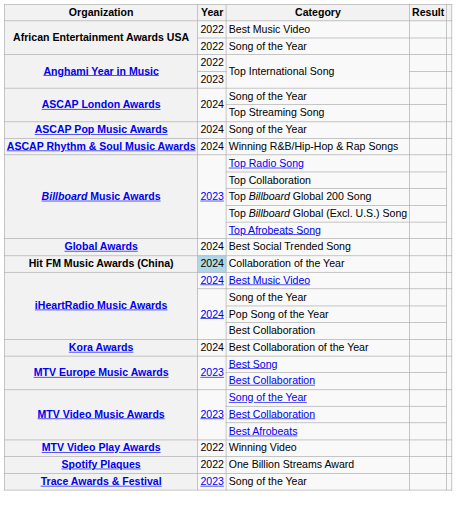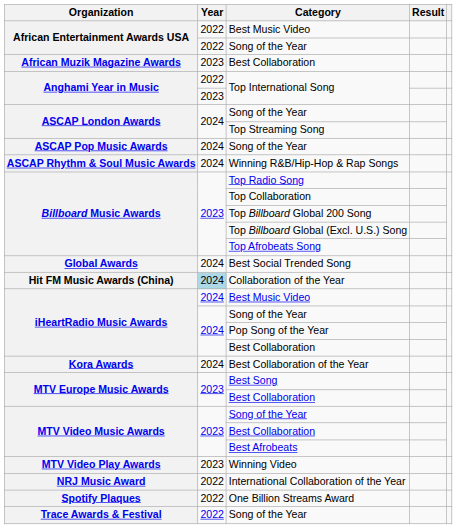+ row: (101, 63)
(212, 448) 2022 -> (212, 465) 2023
+ row: (101, 481)
(212, 481) 2023 -> (212, 515) 2022
